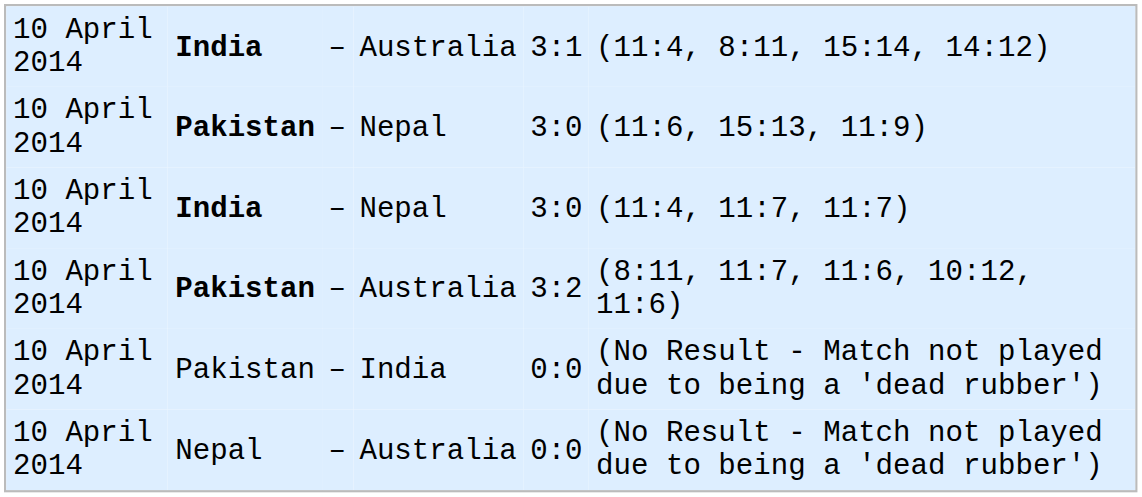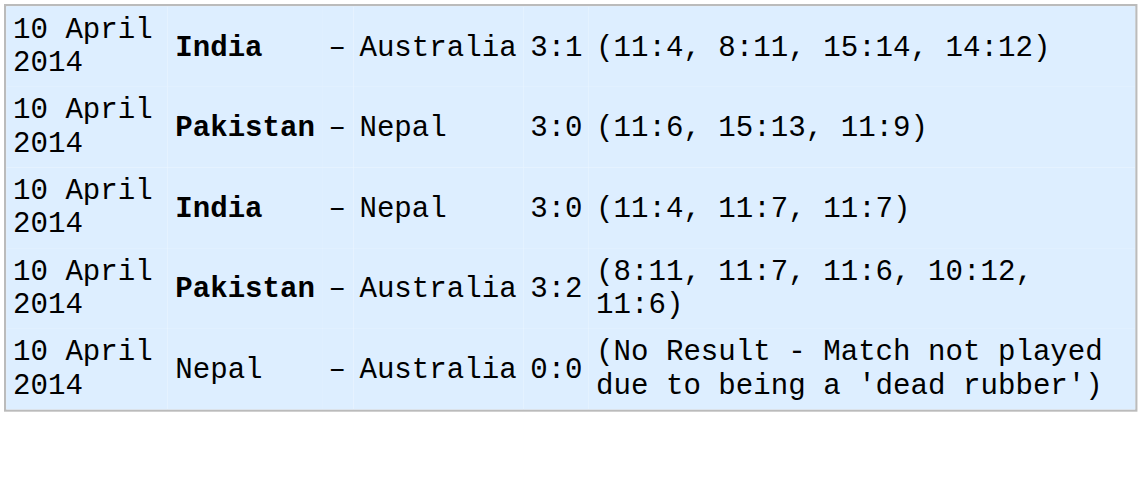- row: (245, 369)
